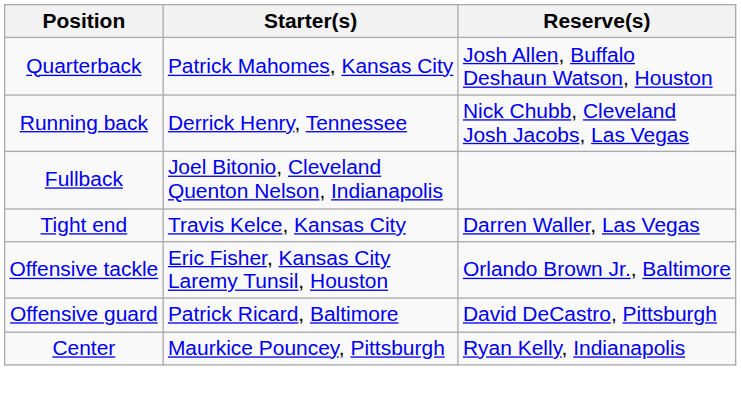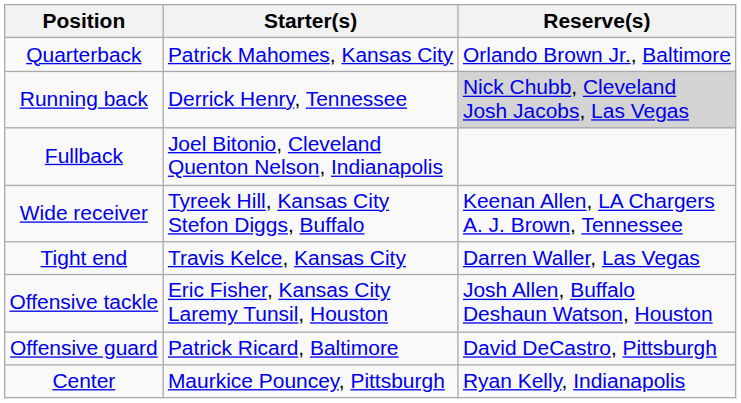(588, 66) Josh Allen, Buffalo Deshaun Watson, Houston -> (597, 54) Orlando Brown Jr., Baltimore
(576, 122) no background -> (576, 99) lightgrey background
+ row: (84, 213)
(597, 269) Orlando Brown Jr., Baltimore -> (588, 303) Josh Allen, Buffalo Deshaun Watson, Houston
